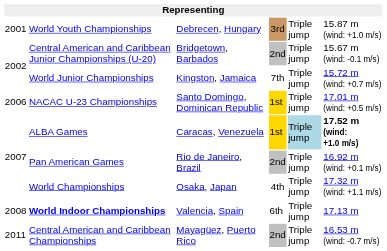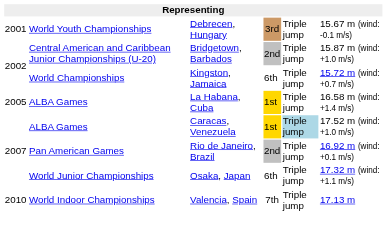(352, 29) 15.87 m (wind: +1.0 m/s) -> (350, 29) 15.67 m (wind: -0.1 m/s)
(351, 53) 15.67 m (wind: -0.1 m/s) -> (350, 53) 15.87 m (wind: +1.0 m/s)
(91, 78) World Junior Championships -> (77, 78) World Championships
(278, 78) 7th -> (271, 78) 6th
+ row: (215, 102)
- row: (220, 102)
(341, 132) bold -> (350, 127) normal
(77, 186) World Championships -> (91, 175) World Junior Championships
(278, 186) 4th -> (271, 175) 6th
(16, 211) 2008 -> (16, 200) 2010
(97, 211) bold -> (92, 200) normal
(276, 211) 6th -> (272, 200) 7th
- row: (216, 235)
